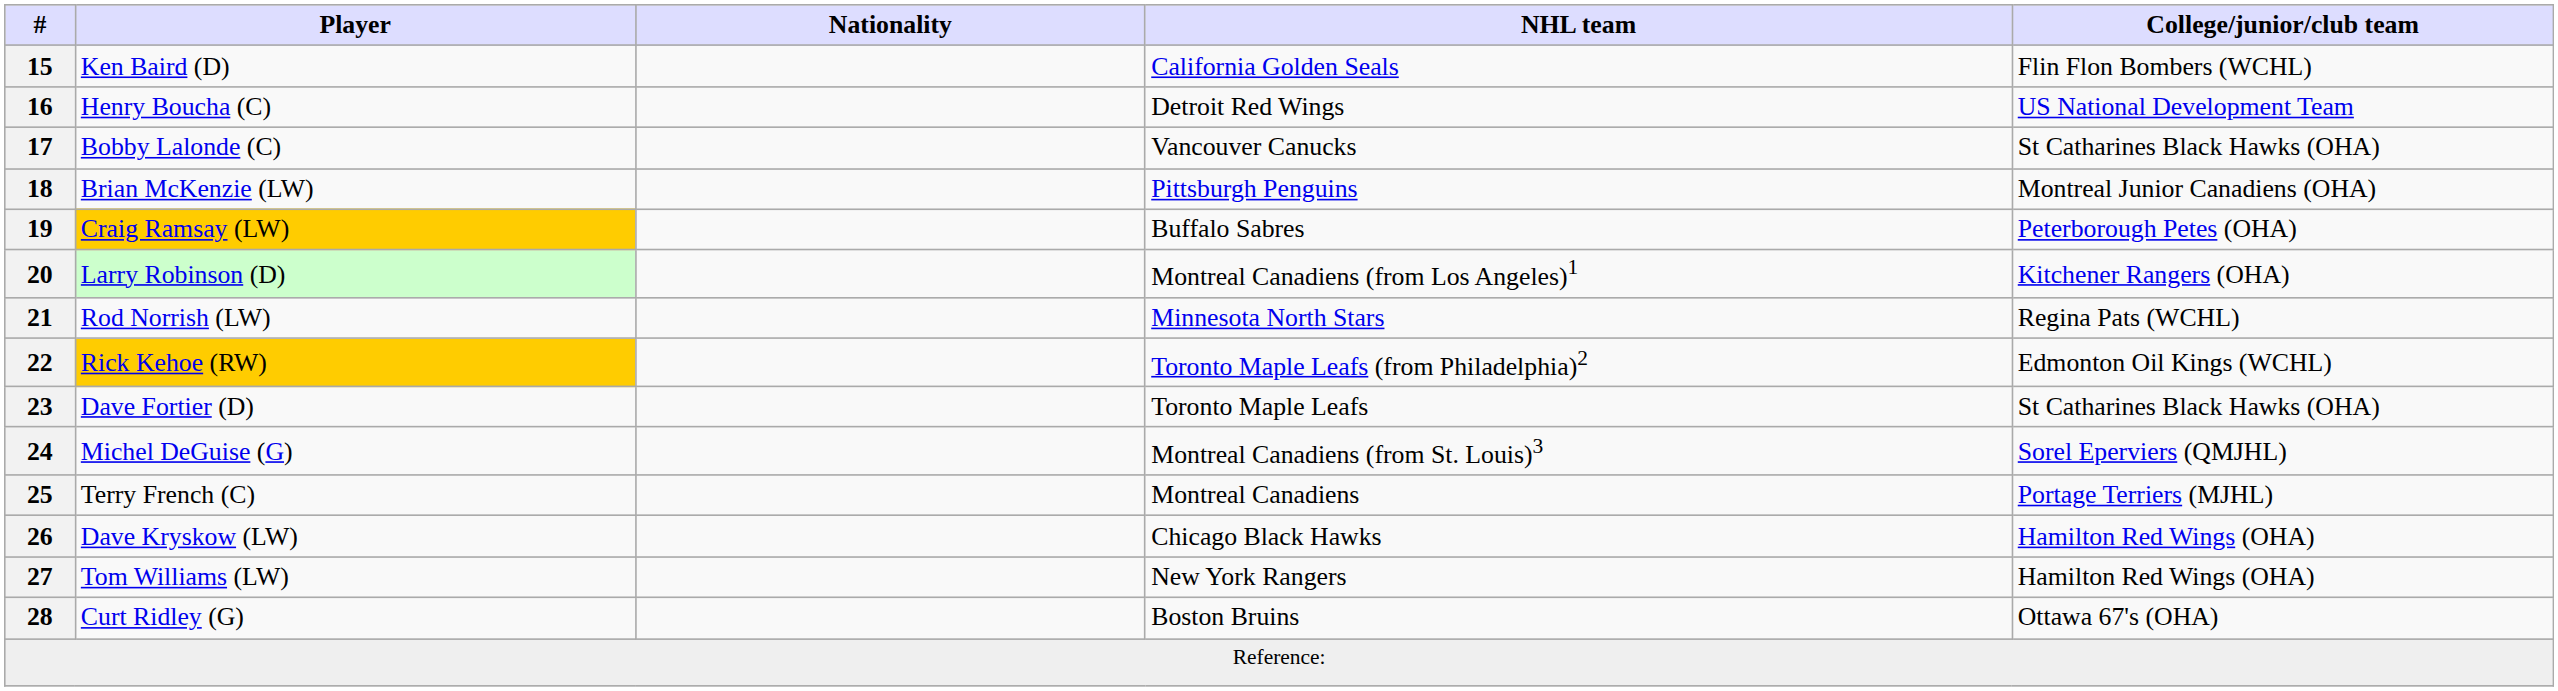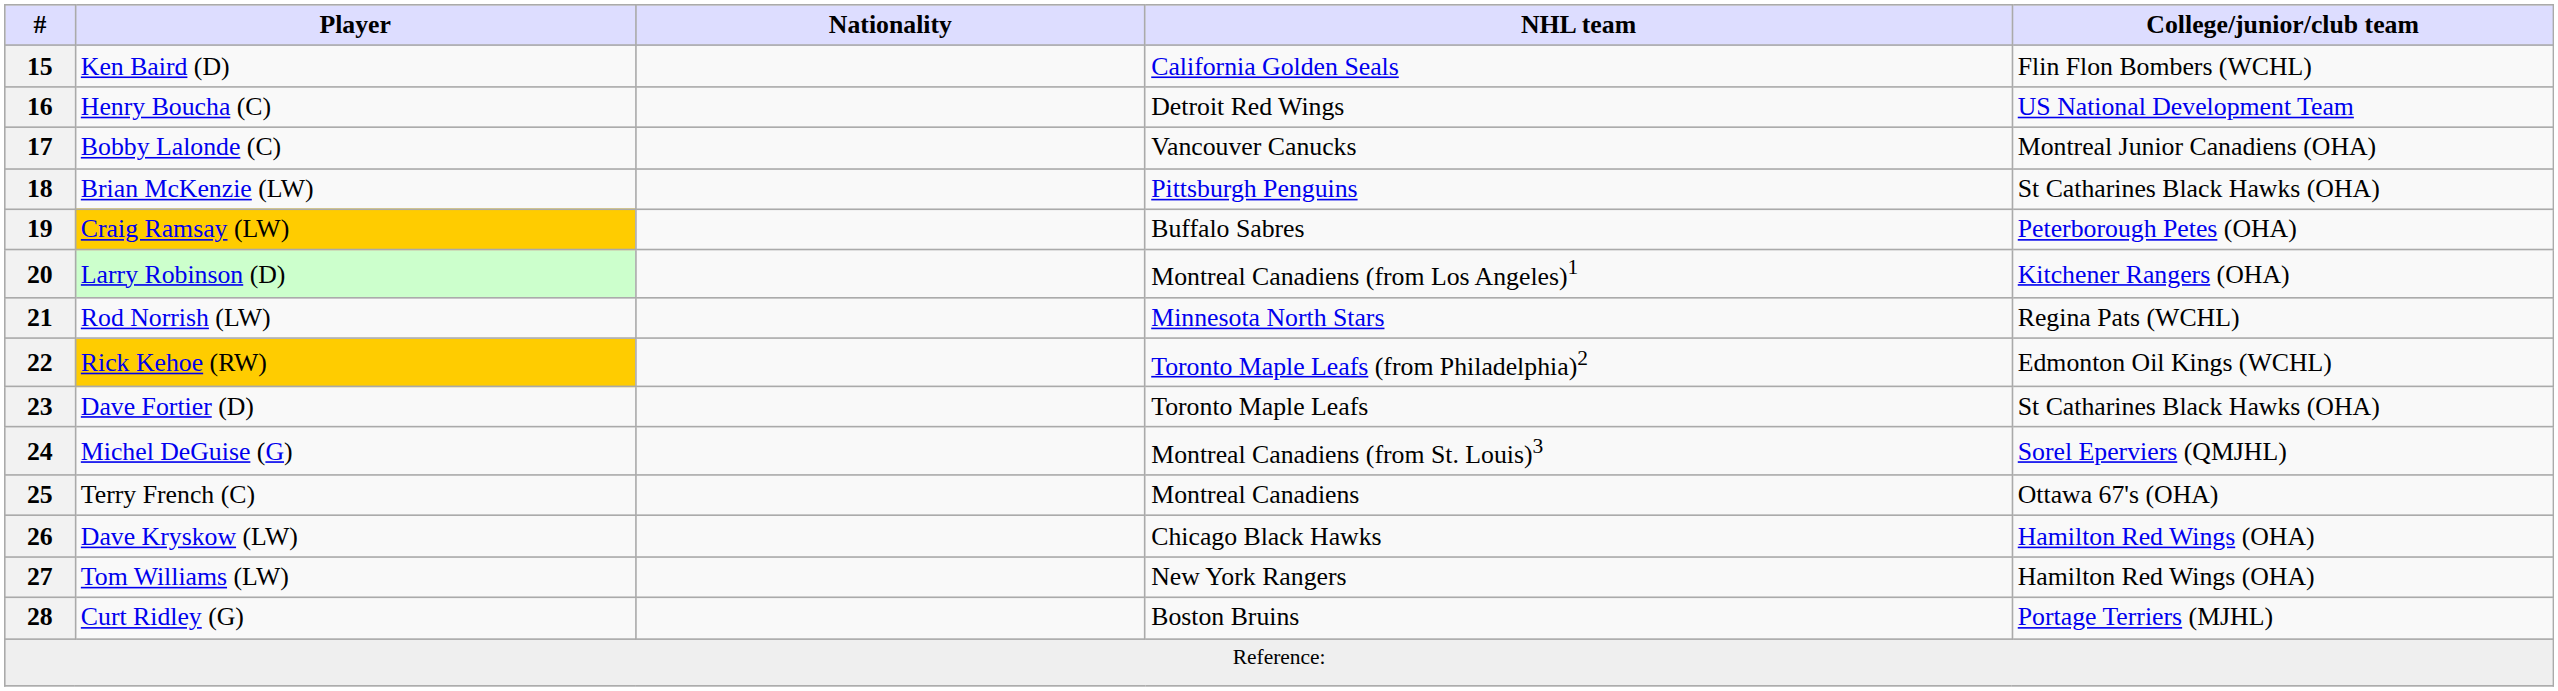(2199, 147) St Catharines Black Hawks (OHA) -> (2197, 147) Montreal Junior Canadiens (OHA)
(2197, 188) Montreal Junior Canadiens (OHA) -> (2199, 188) St Catharines Black Hawks (OHA)
(2145, 495) Portage Terriers (MJHL) -> (2118, 495) Ottawa 67's (OHA)
(2118, 617) Ottawa 67's (OHA) -> (2145, 617) Portage Terriers (MJHL)
